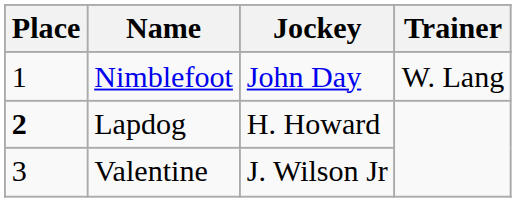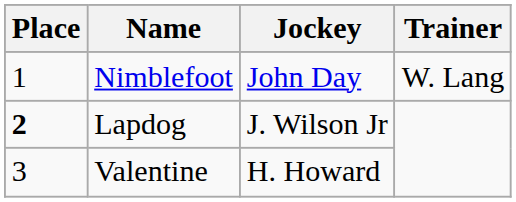(314, 123) H. Howard -> (317, 123) J. Wilson Jr
(317, 171) J. Wilson Jr -> (314, 171) H. Howard
